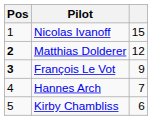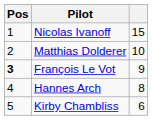(10, 51) bold -> (10, 51) normal
(138, 51) 12 -> (138, 51) 10
(141, 88) 7 -> (141, 88) 8
